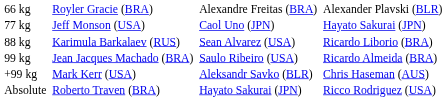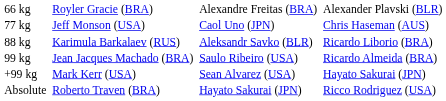(373, 25) Hayato Sakurai (JPN) -> (374, 25) Chris Haseman (AUS)
(246, 42) Sean Alvarez (USA) -> (254, 42) Aleksandr Savko (BLR)
(254, 74) Aleksandr Savko (BLR) -> (246, 74) Sean Alvarez (USA)
(374, 74) Chris Haseman (AUS) -> (373, 74) Hayato Sakurai (JPN)
